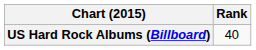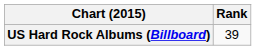(232, 34) 40 -> (232, 34) 39
